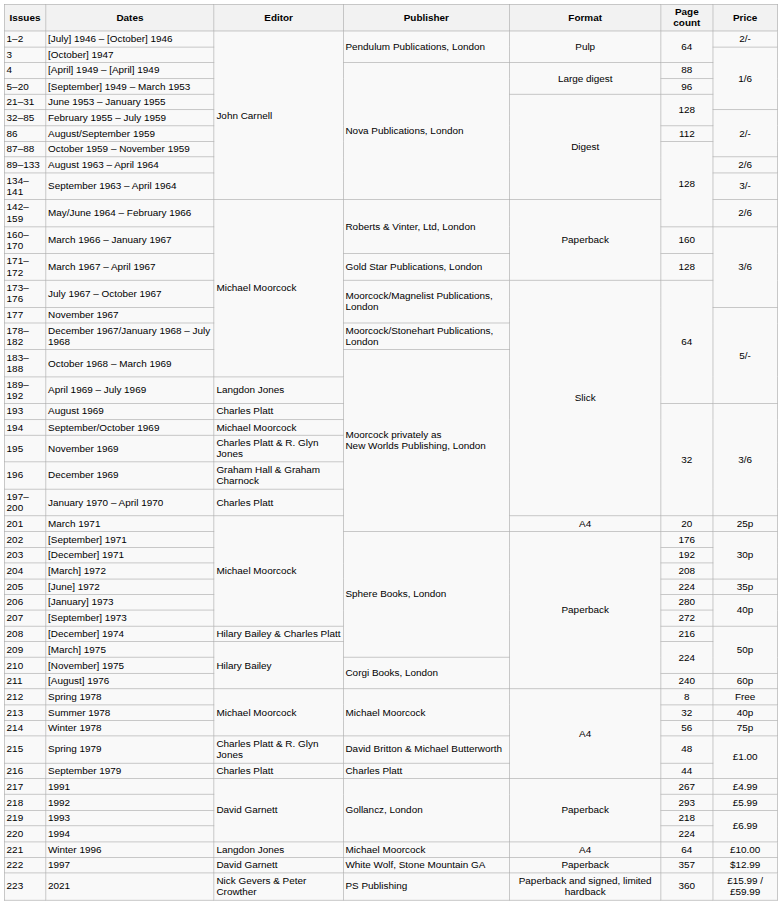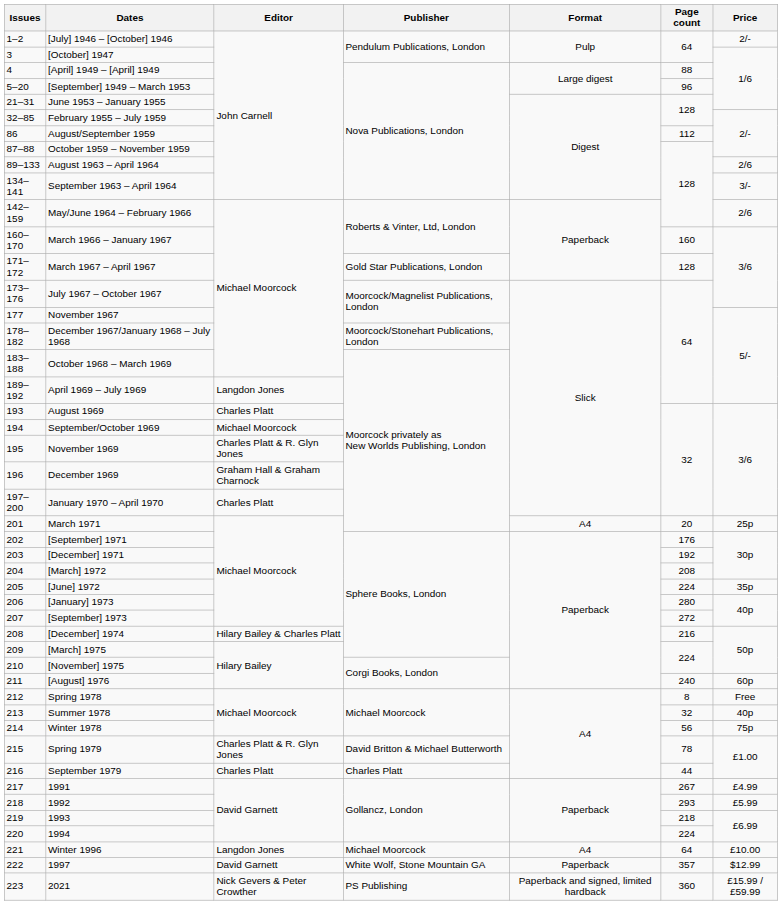(687, 749) 48 -> (687, 749) 78
